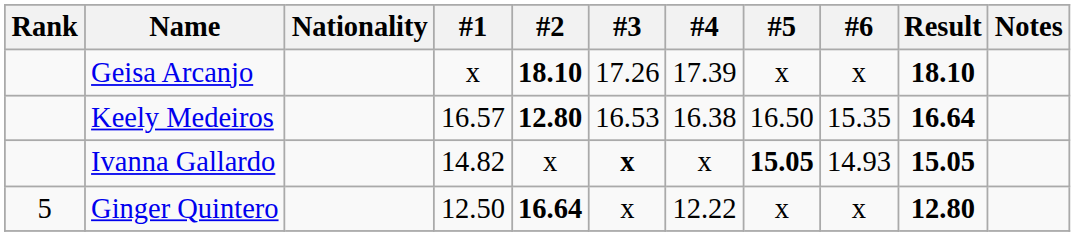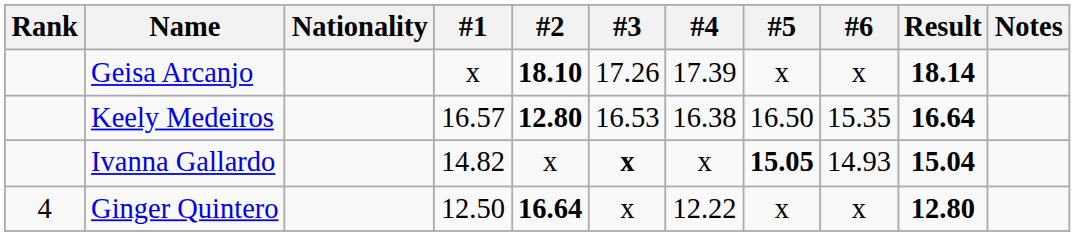(943, 72) 18.10 -> (943, 72) 18.14
(943, 162) 15.05 -> (943, 162) 15.04
(45, 207) 5 -> (45, 207) 4
